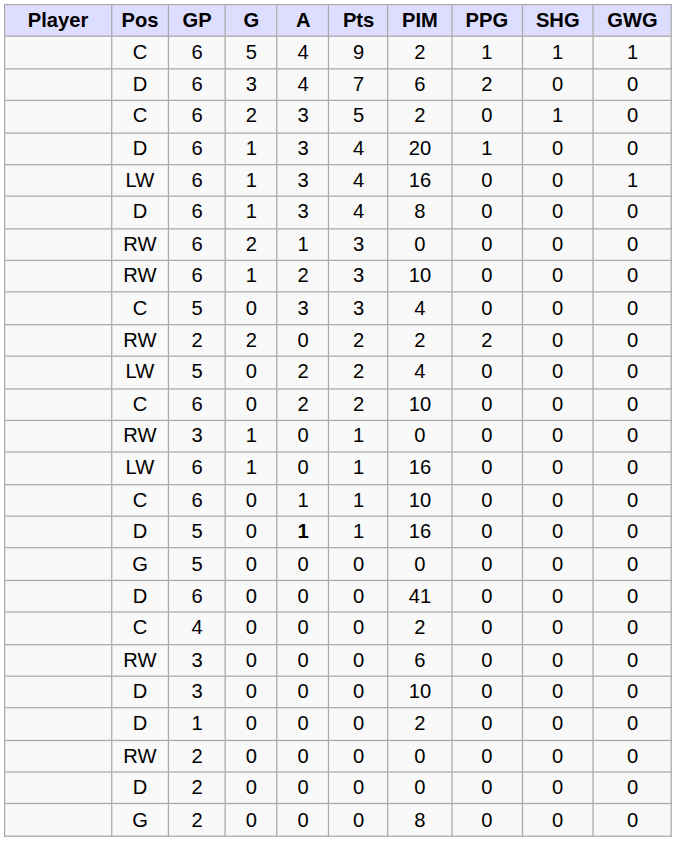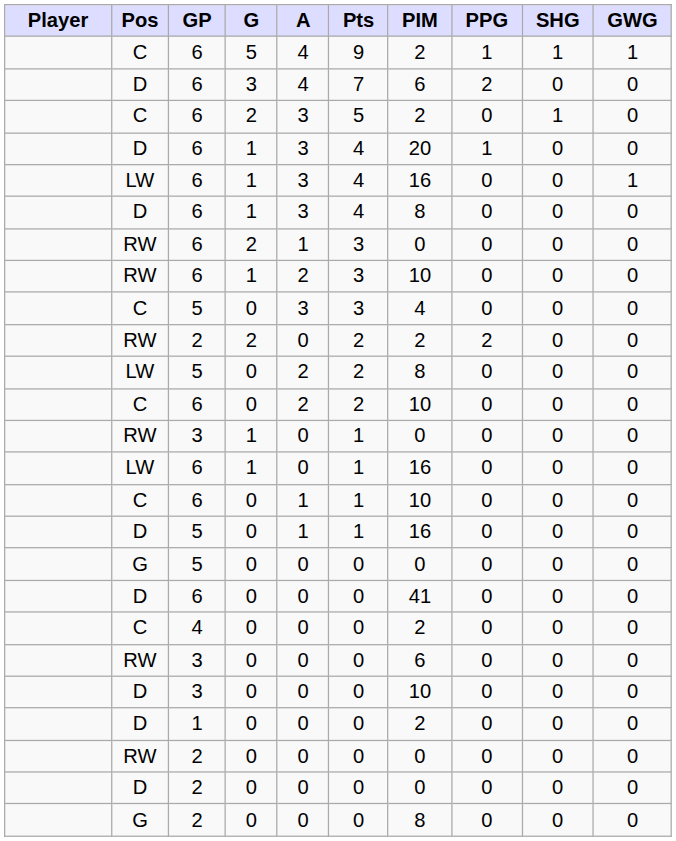(420, 372) 4 -> (420, 372) 8
(303, 532) bold -> (303, 532) normal
